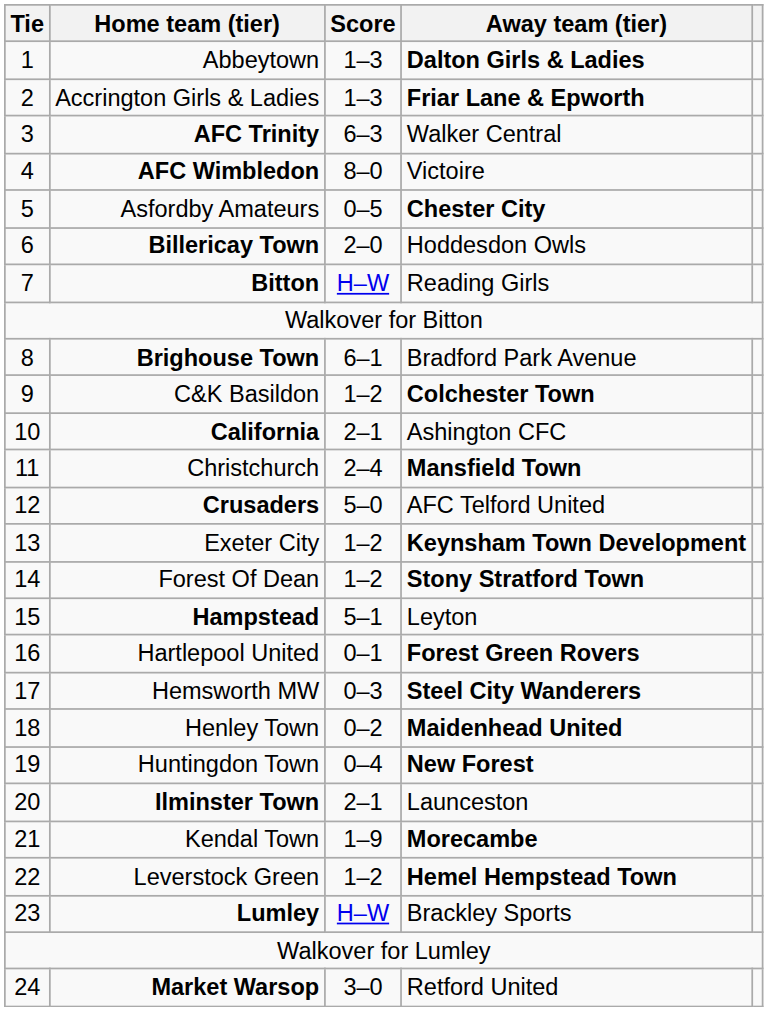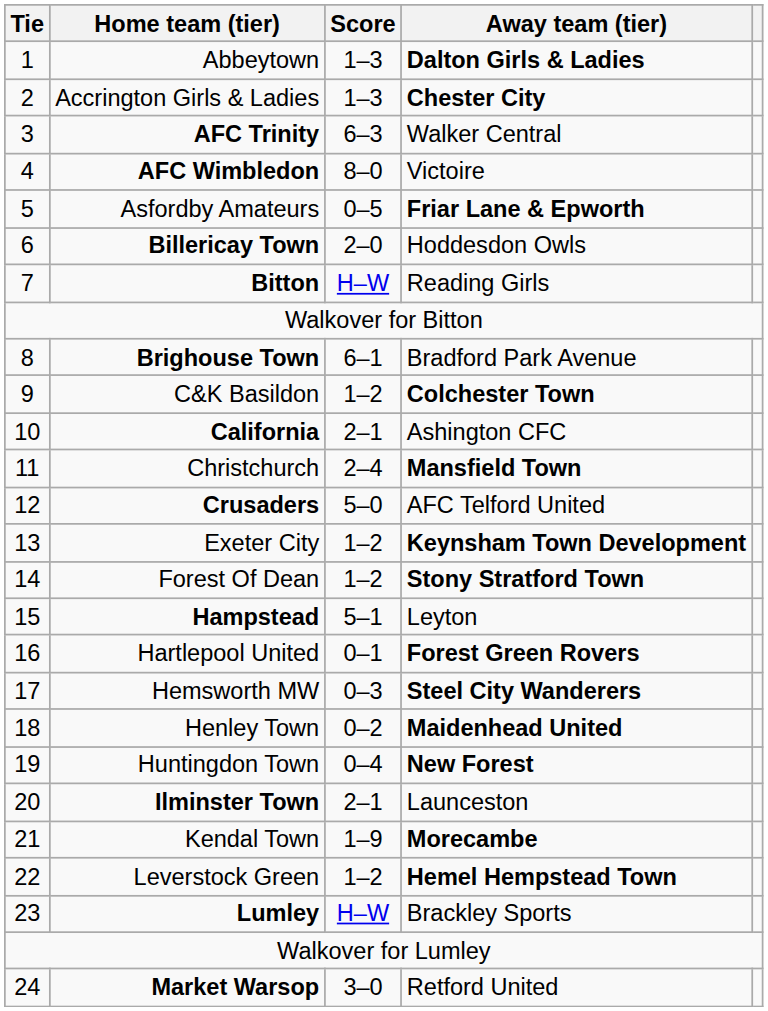(526, 97) Friar Lane & Epworth -> (476, 97) Chester City
(476, 208) Chester City -> (526, 208) Friar Lane & Epworth
